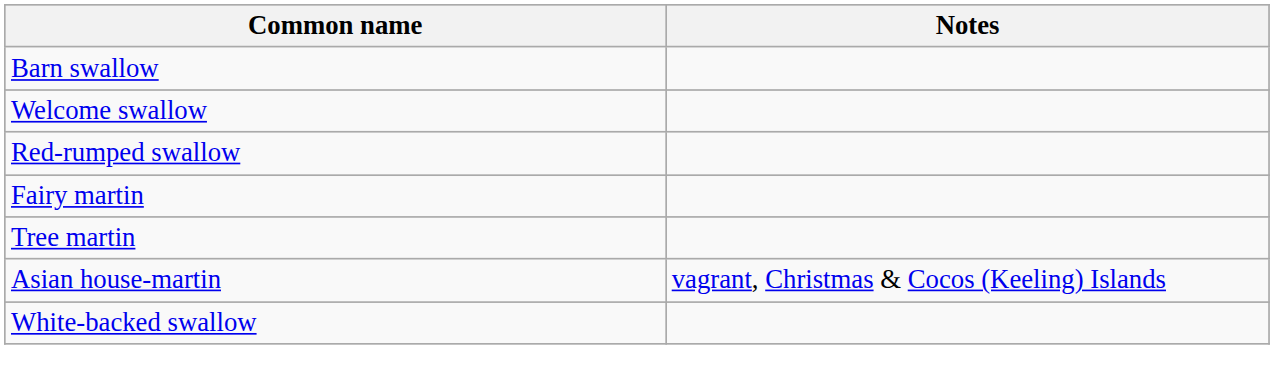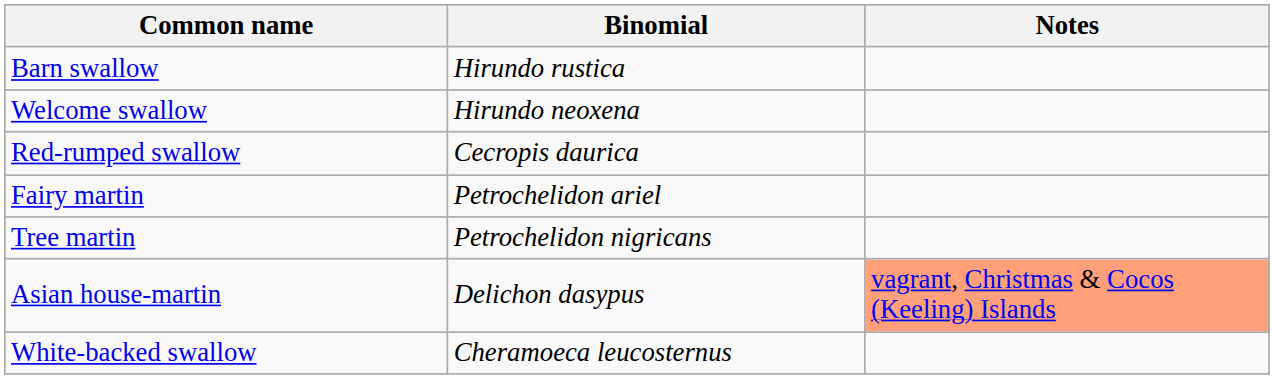+ column: (656, 25)
(919, 279) no background -> (1022, 294) lightsalmon background
